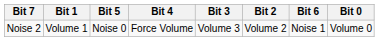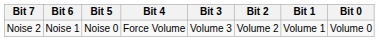columns swapped: (308, 12) <-> (66, 12)
